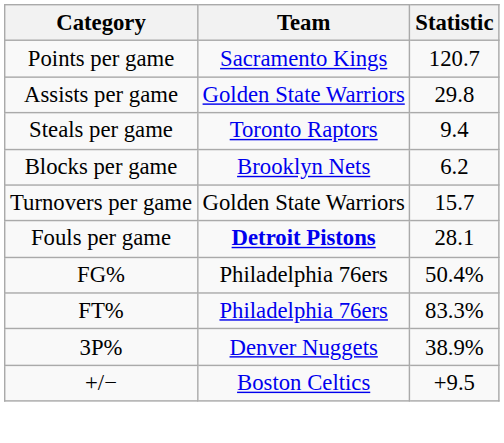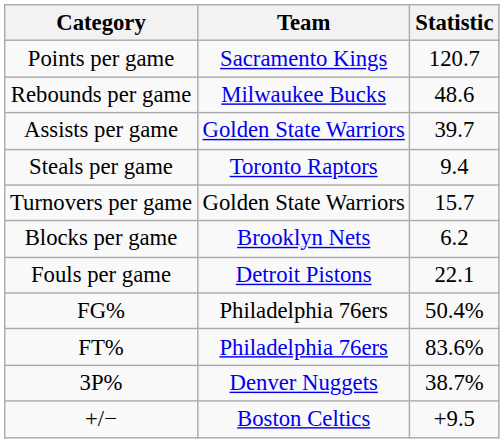+ row: (101, 94)
(454, 94) 29.8 -> (454, 130) 39.7
rows swapped: (101, 166) <-> (101, 202)
(304, 238) bold -> (304, 274) normal
(454, 238) 28.1 -> (454, 274) 22.1
(454, 310) 83.3% -> (454, 346) 83.6%
(454, 346) 38.9% -> (454, 382) 38.7%
